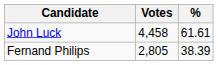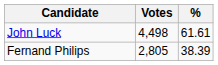(153, 32) 4,458 -> (153, 32) 4,498
